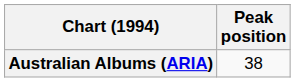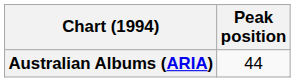(254, 63) 38 -> (254, 63) 44
